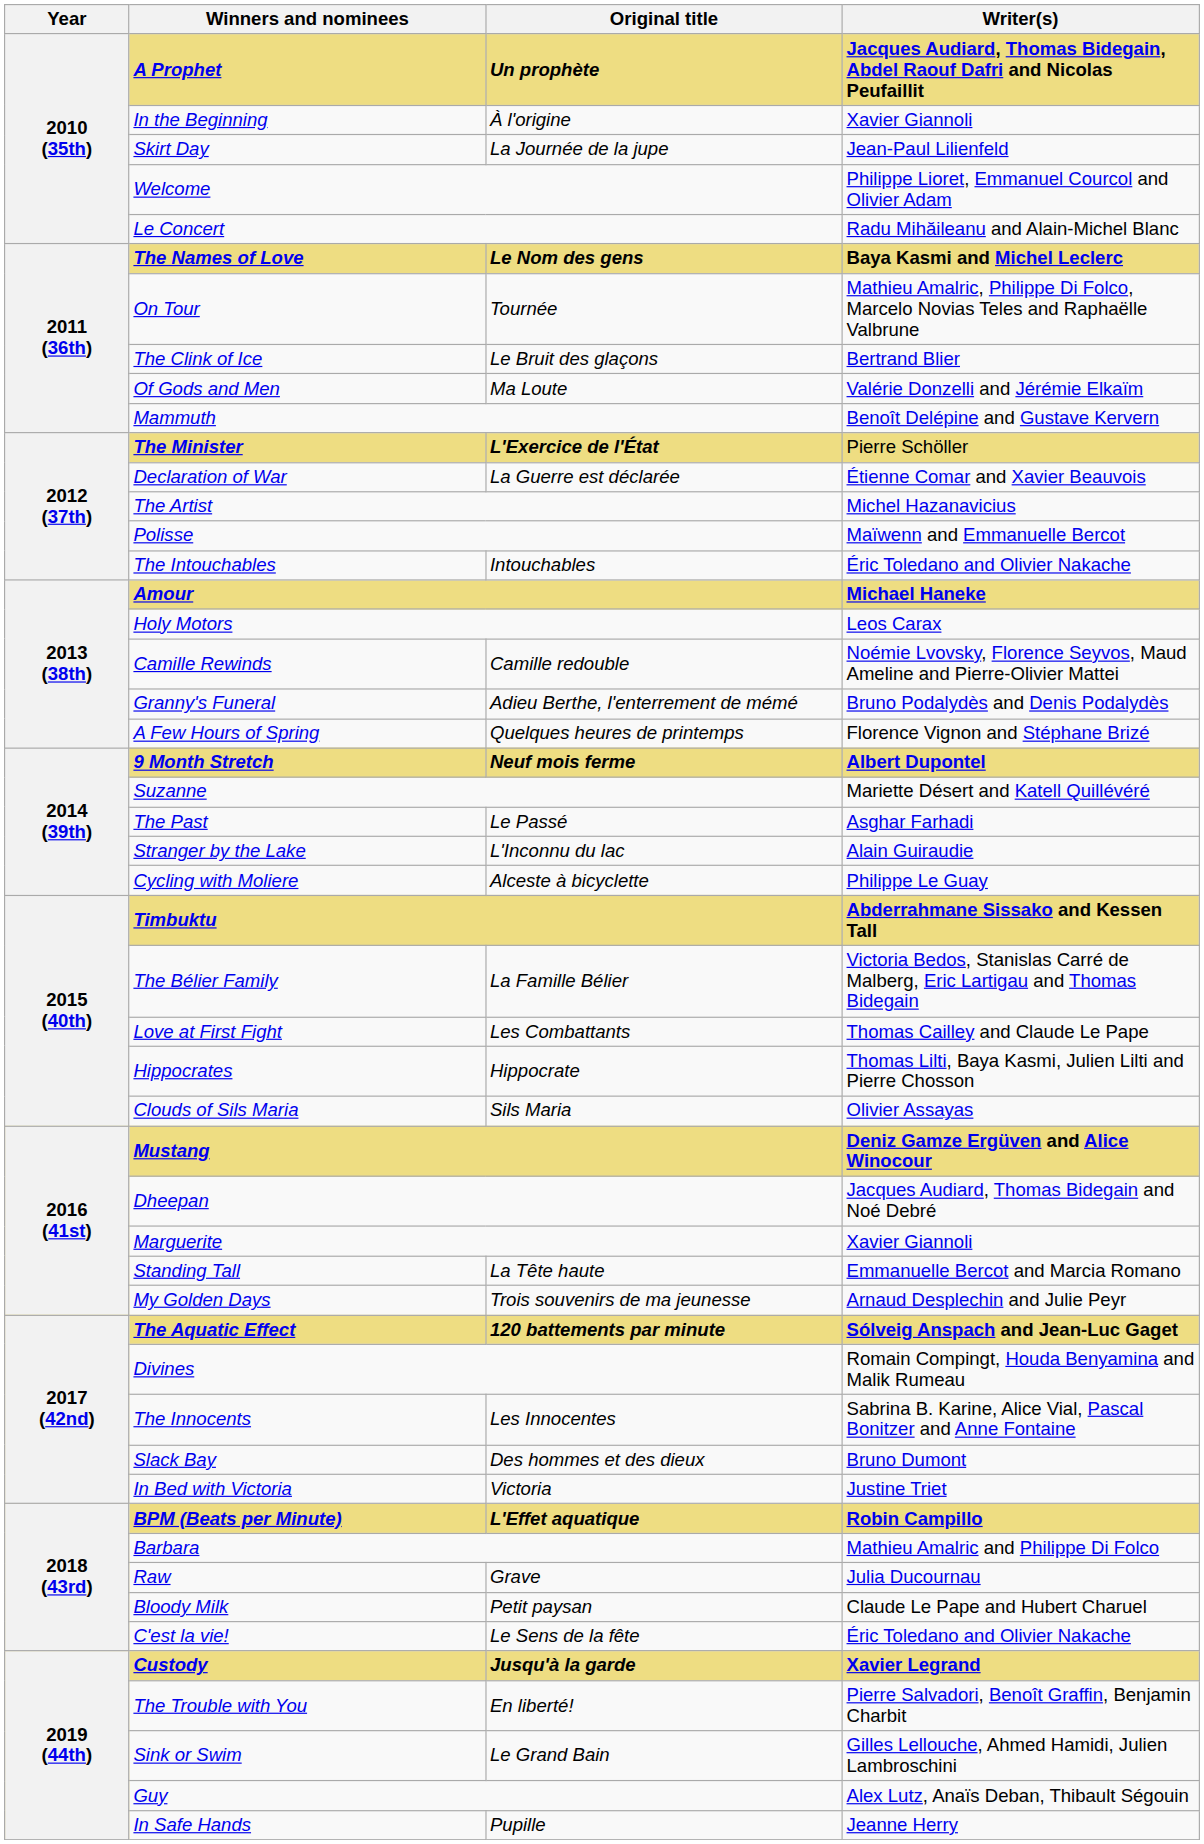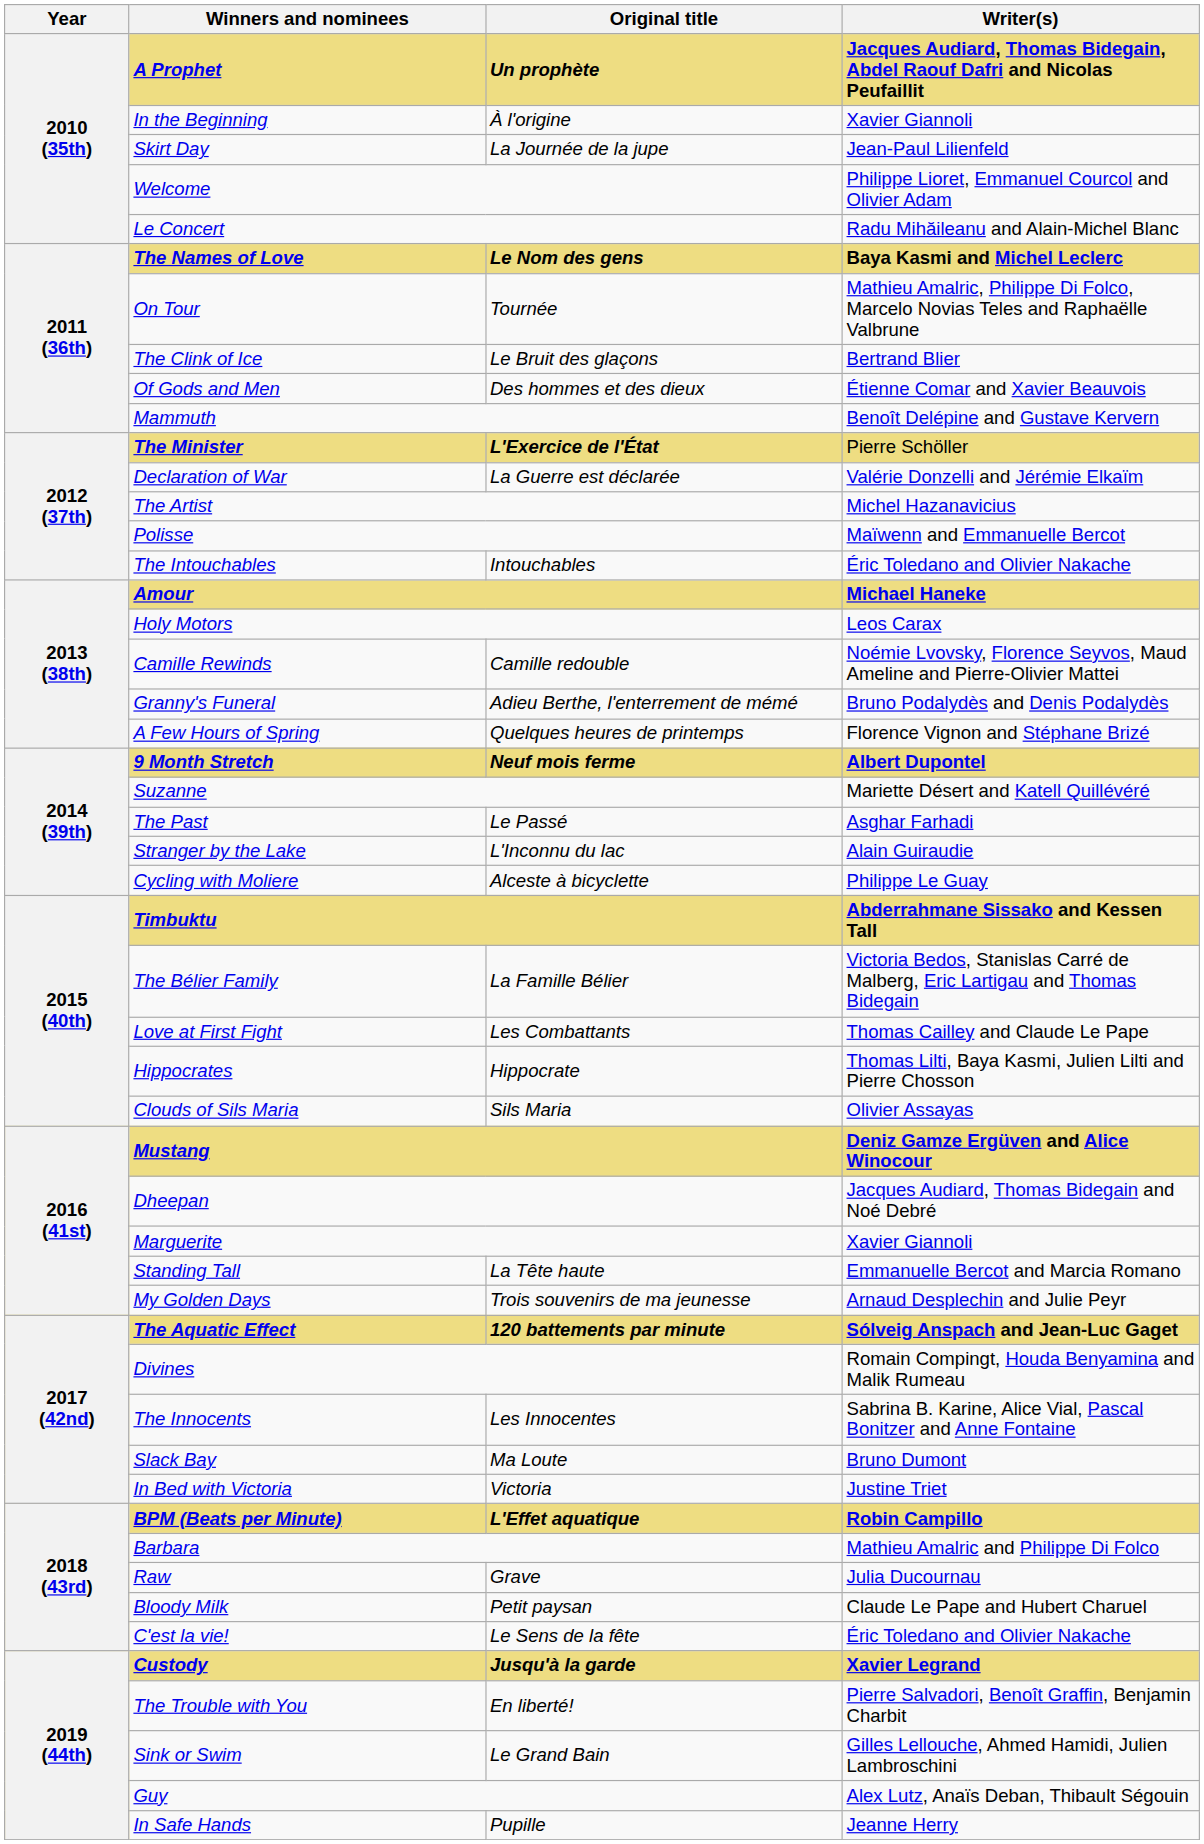(529, 388) Ma Loute -> (597, 388) Des hommes et des dieux
(995, 388) Valérie Donzelli and Jérémie Elkaïm -> (996, 388) Étienne Comar and Xavier Beauvois
(996, 476) Étienne Comar and Xavier Beauvois -> (995, 476) Valérie Donzelli and Jérémie Elkaïm
(597, 1459) Des hommes et des dieux -> (529, 1459) Ma Loute
